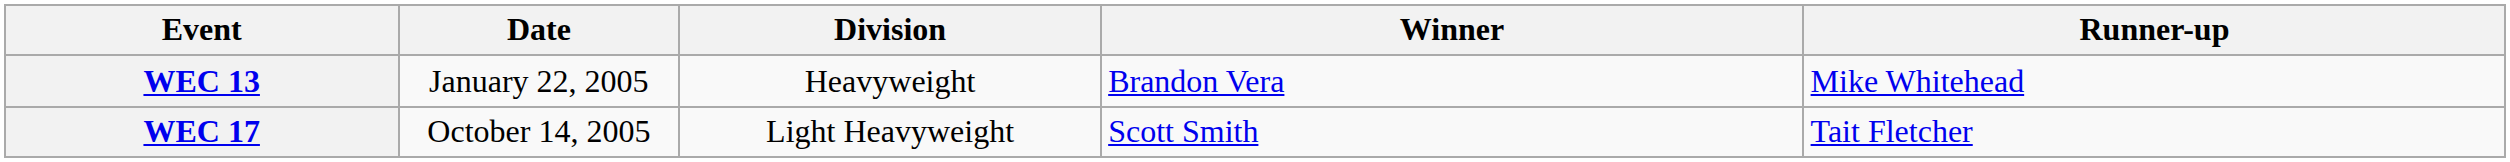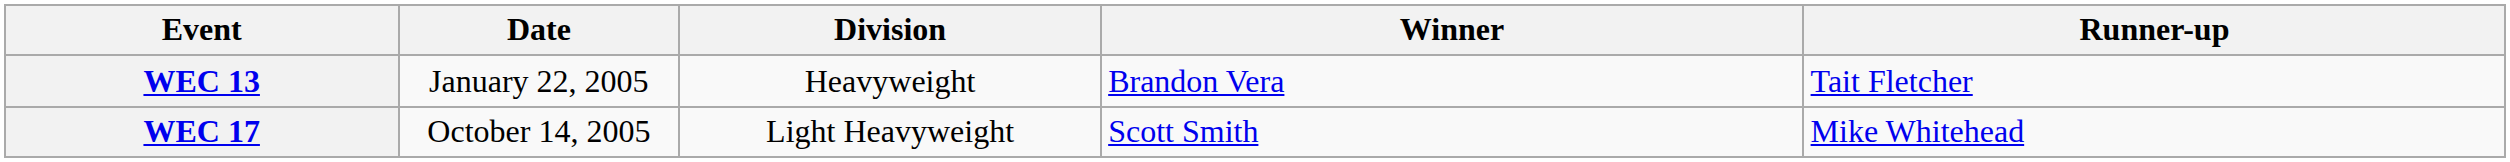(1917, 80) Mike Whitehead -> (1892, 80) Tait Fletcher
(1892, 131) Tait Fletcher -> (1917, 131) Mike Whitehead
